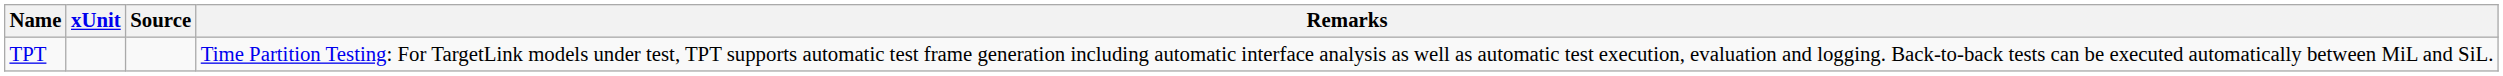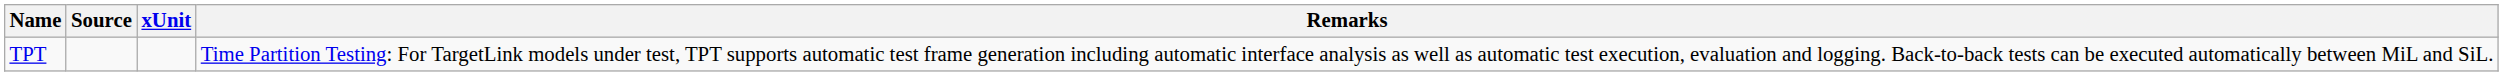columns swapped: (96, 20) <-> (161, 20)
